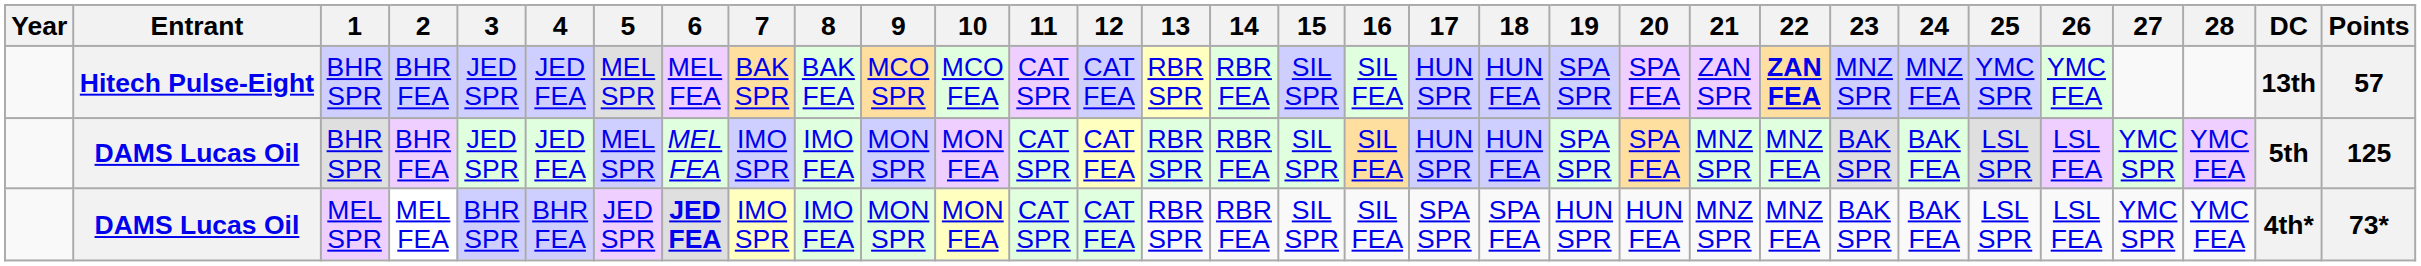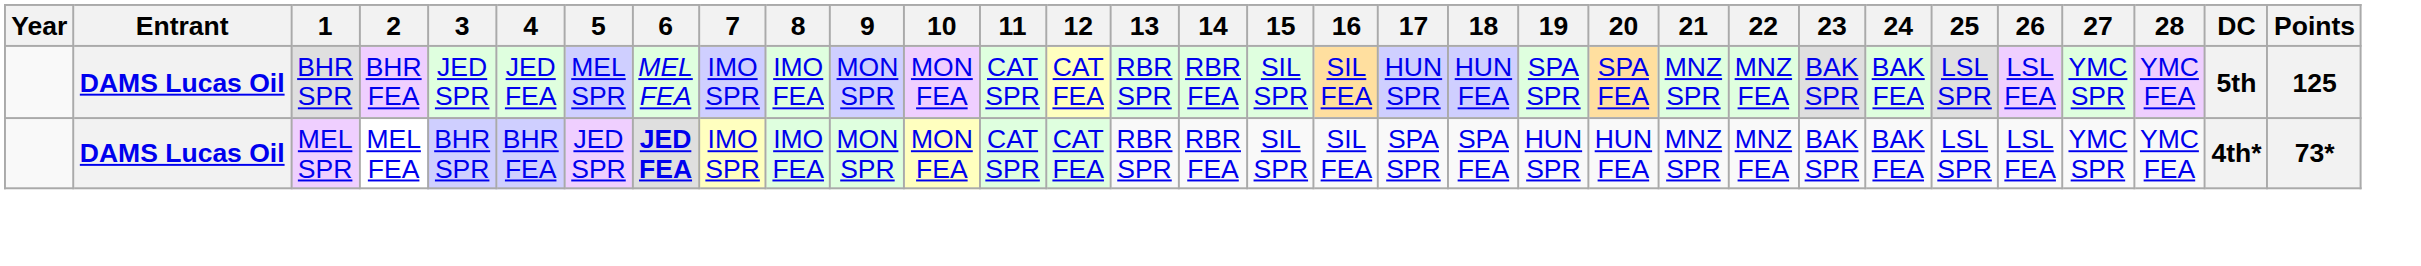- row: (197, 82)
